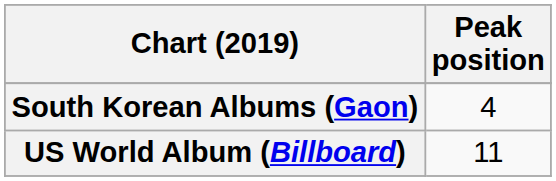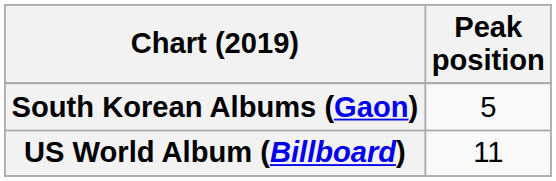(488, 106) 4 -> (488, 106) 5
